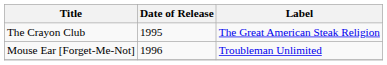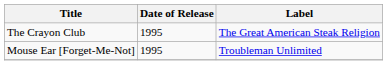(151, 51) 1996 -> (151, 51) 1995
